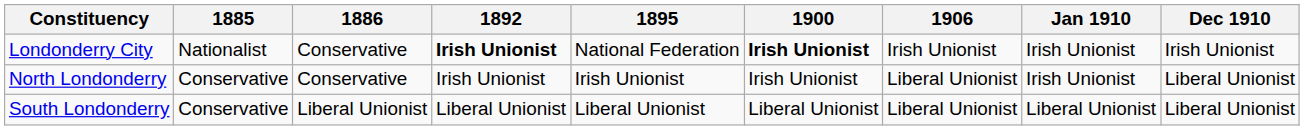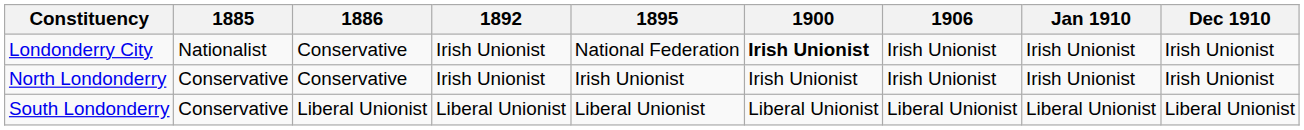(496, 49) bold -> (491, 49) normal
(952, 79) Liberal Unionist -> (942, 79) Irish Unionist
(1230, 79) Liberal Unionist -> (1219, 79) Irish Unionist
